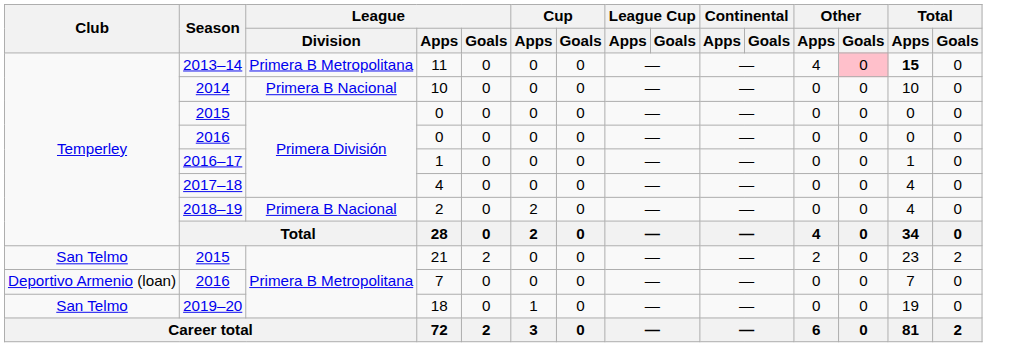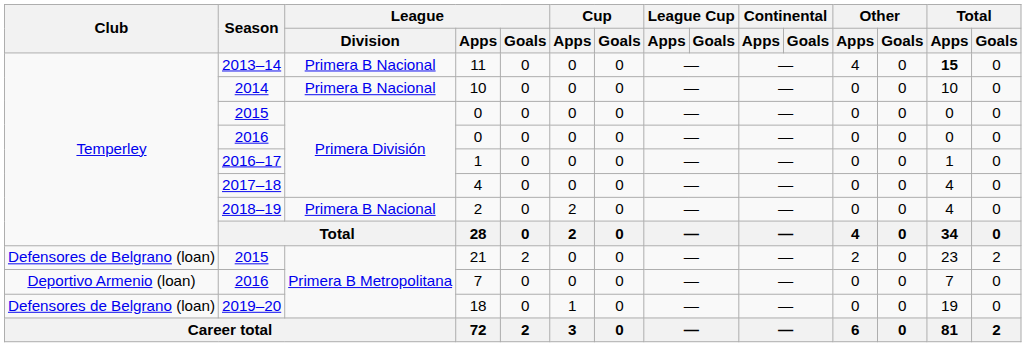(331, 64) Primera B Metropolitana -> (370, 64) Primera B Nacional
(863, 64) pink background -> (902, 64) no background
(92, 257) San Telmo -> (111, 257) Defensores de Belgrano (loan)
(92, 305) San Telmo -> (111, 305) Defensores de Belgrano (loan)
